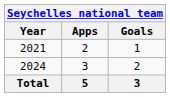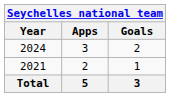rows swapped: (33, 48) <-> (33, 66)
